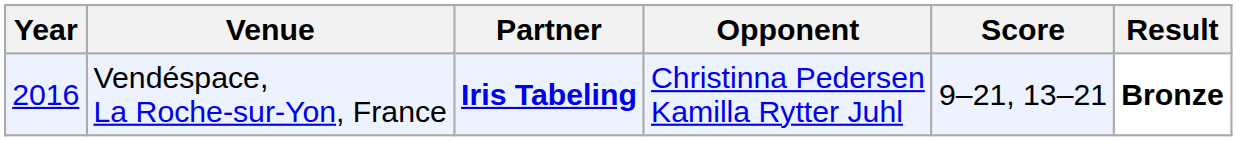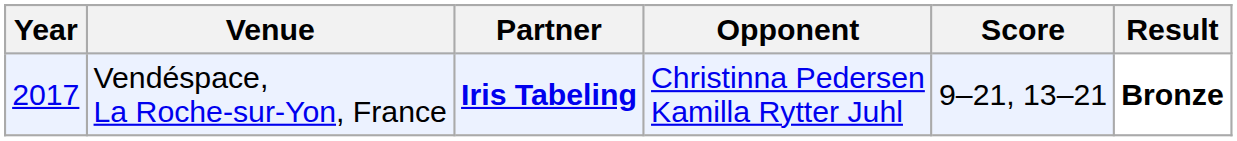(46, 94) 2016 -> (46, 94) 2017
